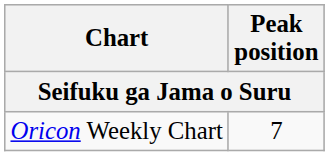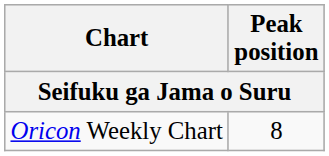(276, 130) 7 -> (276, 130) 8
